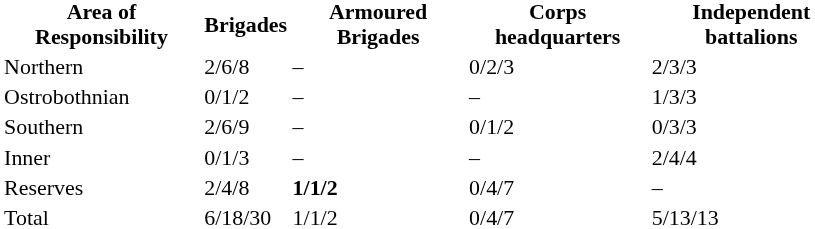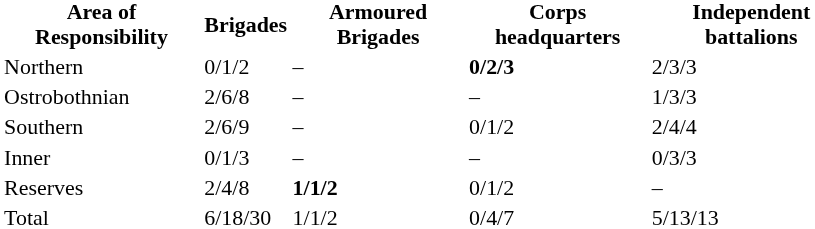(227, 67) 2/6/8 -> (227, 67) 0/1/2
(492, 67) normal -> (492, 67) bold
(227, 97) 0/1/2 -> (227, 97) 2/6/8
(674, 127) 0/3/3 -> (674, 127) 2/4/4
(674, 157) 2/4/4 -> (674, 157) 0/3/3
(492, 187) 0/4/7 -> (492, 187) 0/1/2
